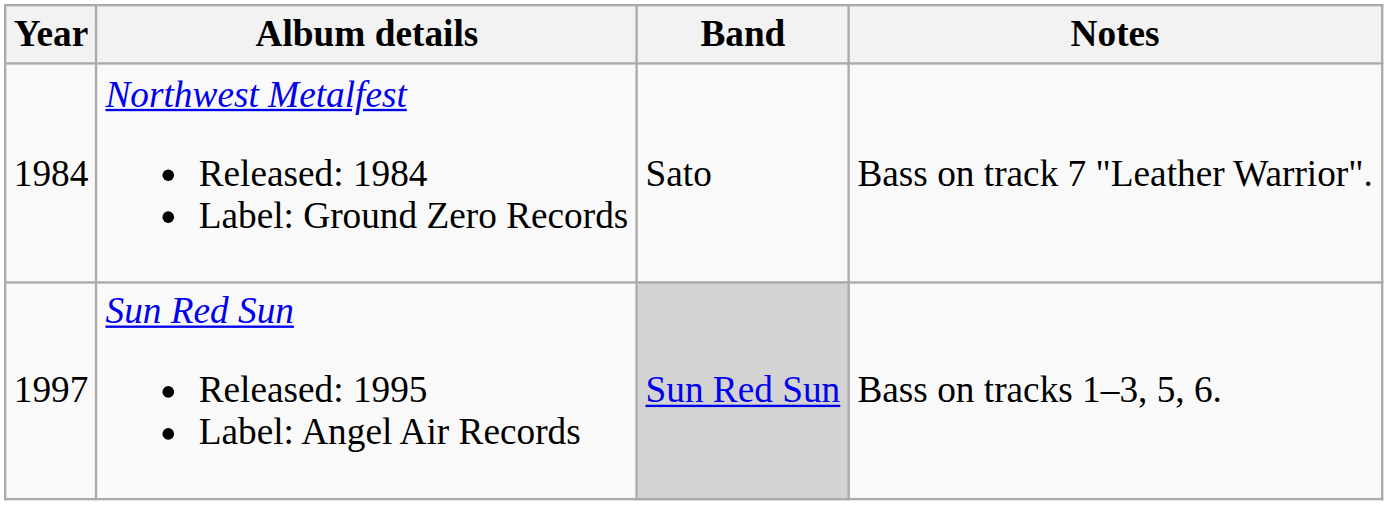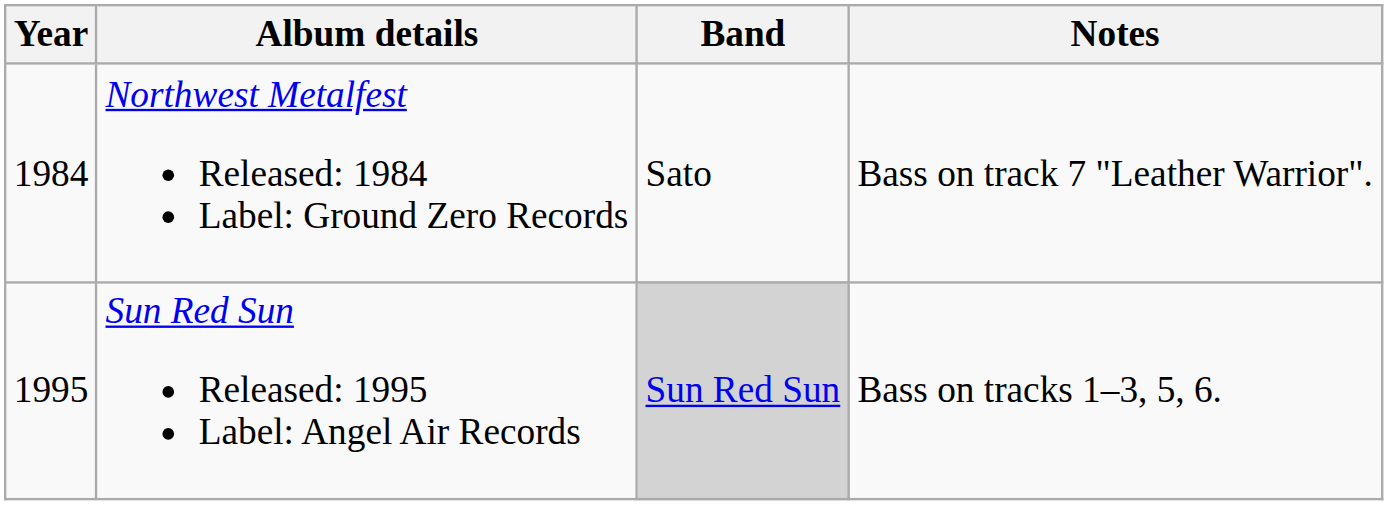(51, 389) 1997 -> (51, 389) 1995
